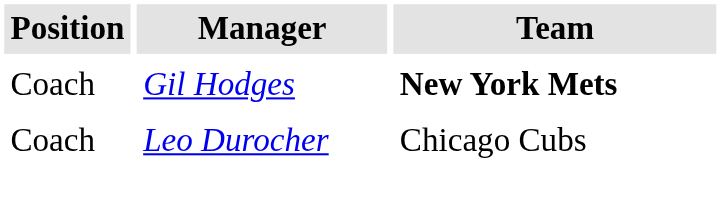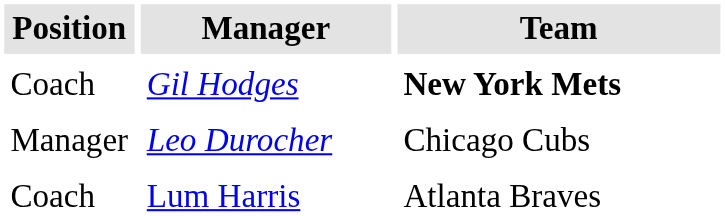(53, 140) Coach -> (69, 140) Manager
+ row: (224, 196)
